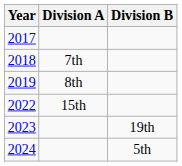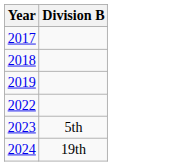- column: (73, 15)
(142, 127) 19th -> (73, 127) 5th
(142, 149) 5th -> (73, 149) 19th
